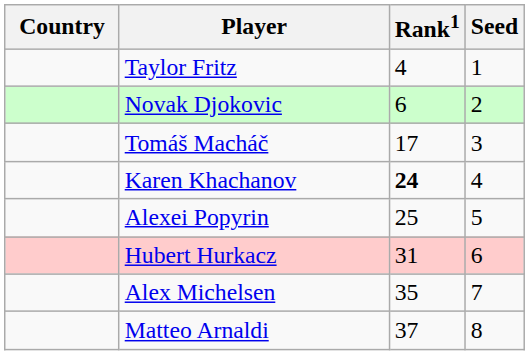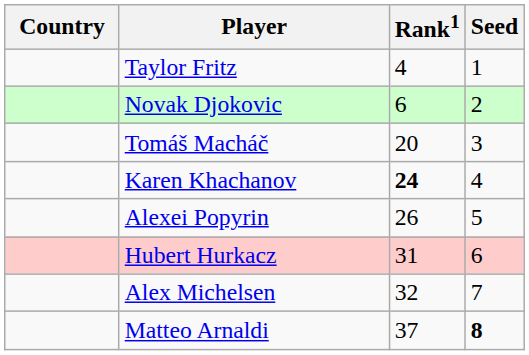(406, 142) 17 -> (406, 142) 20
(406, 217) 25 -> (406, 217) 26
(406, 292) 35 -> (406, 292) 32
(477, 330) normal -> (477, 330) bold
